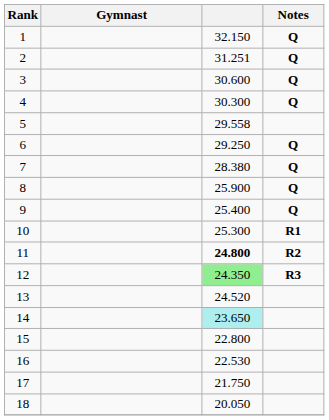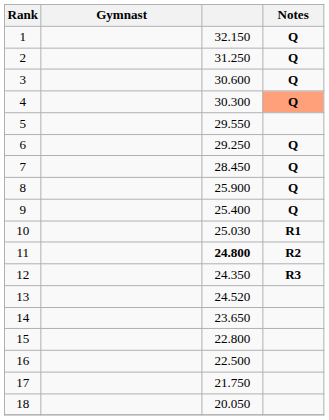(232, 58) 31.251 -> (232, 58) 31.250
(293, 102) no background -> (293, 102) lightsalmon background
(232, 123) 29.558 -> (232, 123) 29.550
(232, 166) 28.380 -> (232, 166) 28.450
(232, 231) 25.300 -> (232, 231) 25.030
(232, 275) lightgreen background -> (232, 275) no background
(232, 318) paleturquoise background -> (232, 318) no background
(232, 361) 22.530 -> (232, 361) 22.500
